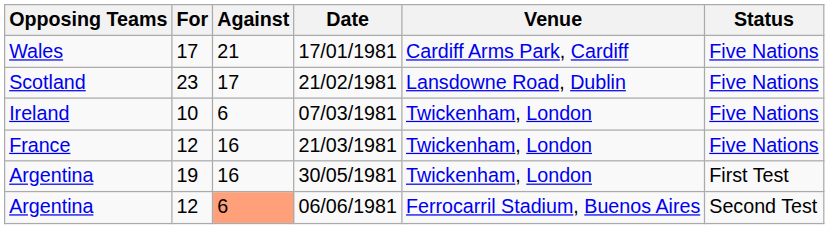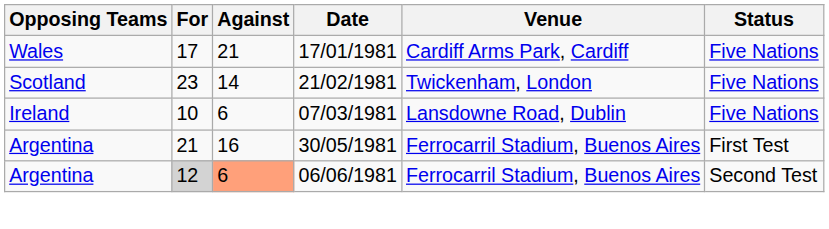(228, 82) 17 -> (228, 82) 14
(516, 82) Lansdowne Road, Dublin -> (499, 82) Twickenham, London
(499, 113) Twickenham, London -> (516, 113) Lansdowne Road, Dublin
- row: (348, 144)
(187, 176) 19 -> (187, 144) 21
(499, 176) Twickenham, London -> (553, 144) Ferrocarril Stadium, Buenos Aires
(187, 207) no background -> (187, 176) lightgrey background
